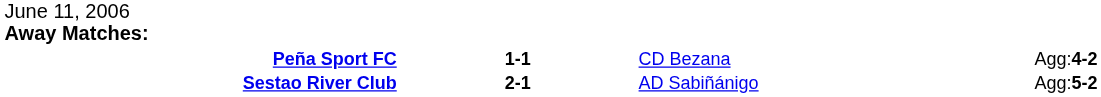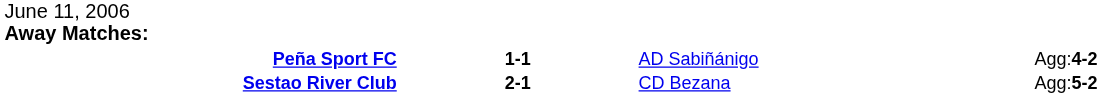(685, 59) CD Bezana -> (699, 59) AD Sabiñánigo
(699, 83) AD Sabiñánigo -> (685, 83) CD Bezana
